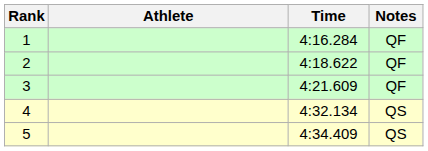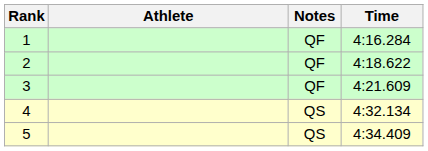columns swapped: (329, 16) <-> (396, 16)
